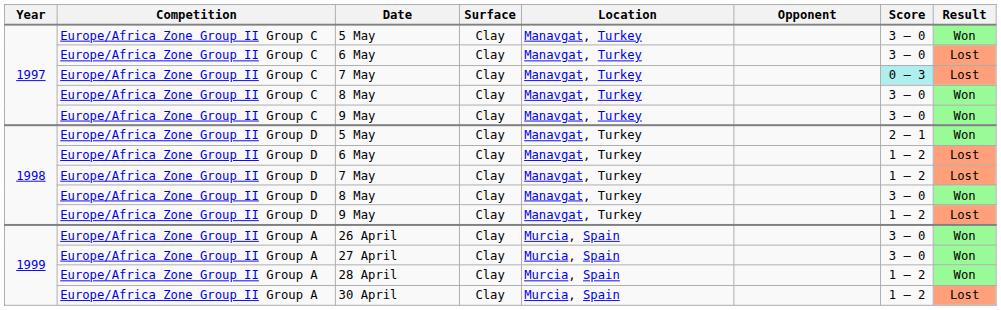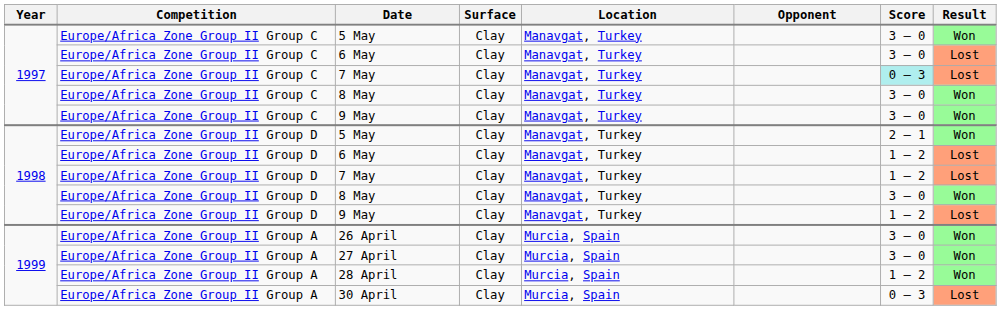(907, 295) 1 – 2 -> (907, 295) 0 – 3
